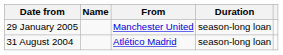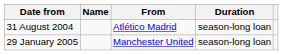rows swapped: (40, 42) <-> (42, 27)
